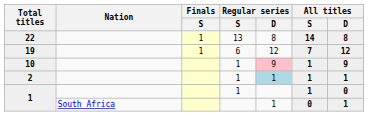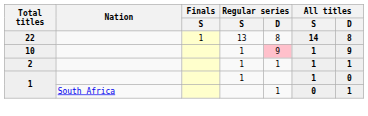- row: (30, 51)
(274, 78) lightblue background -> (278, 64) no background
